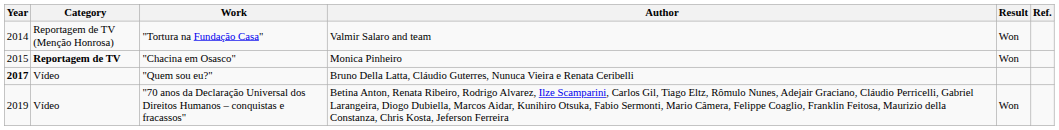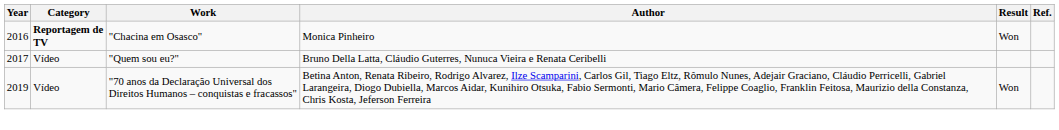- row: (203, 36)
(18, 59) 2015 -> (18, 36) 2016
(18, 76) bold -> (18, 59) normal
